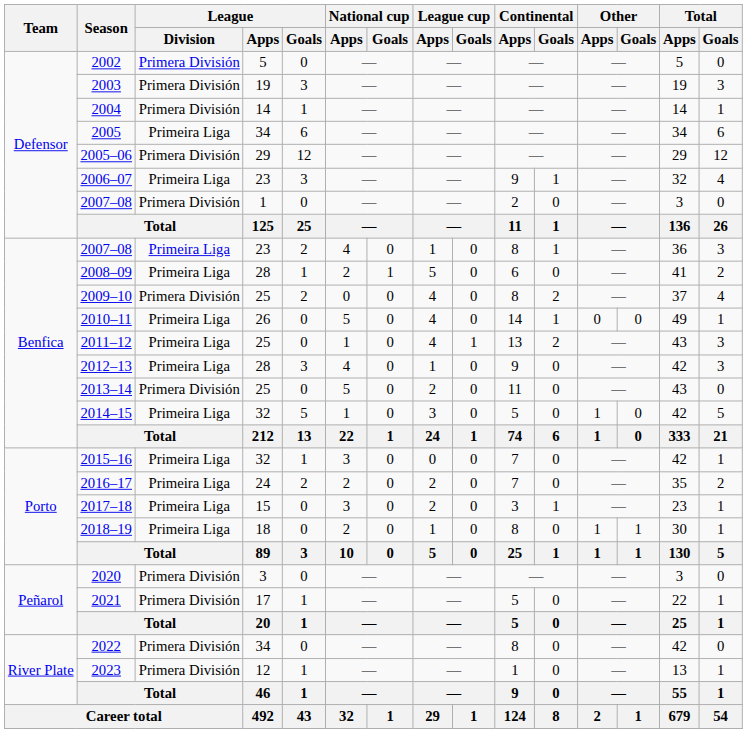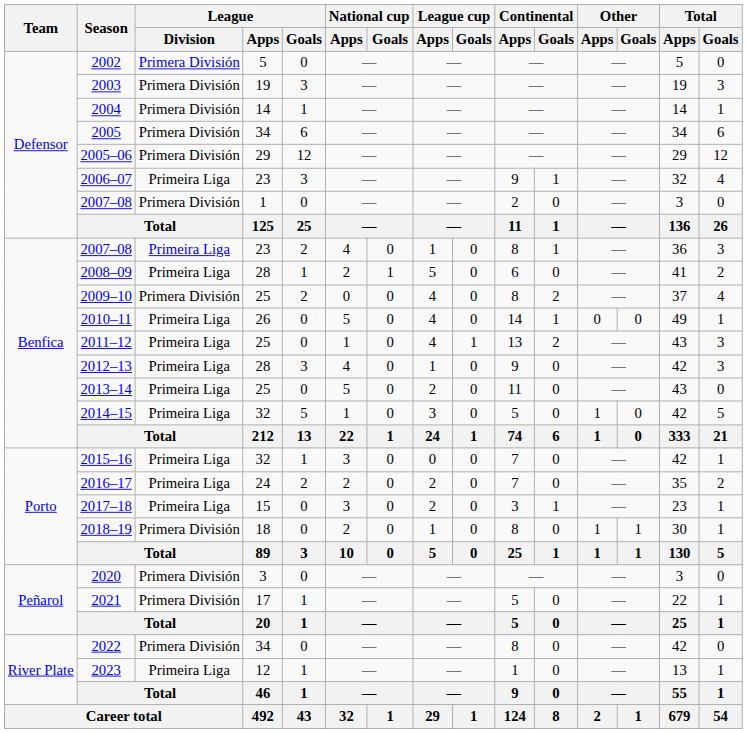(189, 132) Primeira Liga -> (189, 132) Primera División
(189, 389) Primera División -> (189, 389) Primeira Liga
(189, 529) Primeira Liga -> (189, 529) Primera División
(189, 669) Primera División -> (189, 669) Primeira Liga
